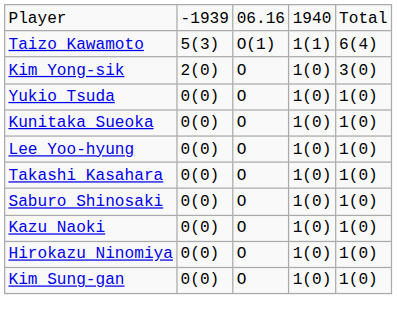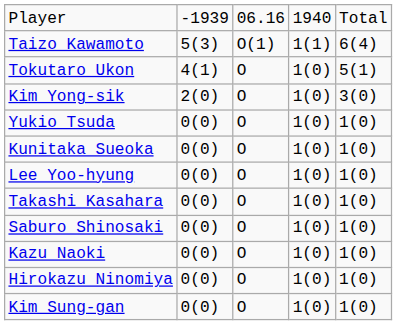+ row: (71, 70)
